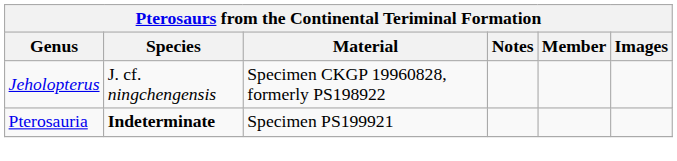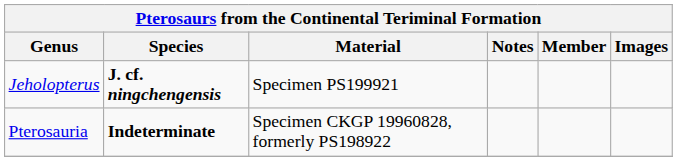(162, 84) normal -> (164, 84) bold
(347, 84) Specimen CKGP 19960828, formerly PS198922 -> (326, 84) Specimen PS199921
(320, 121) Specimen PS199921 -> (352, 131) Specimen CKGP 19960828, formerly PS198922
